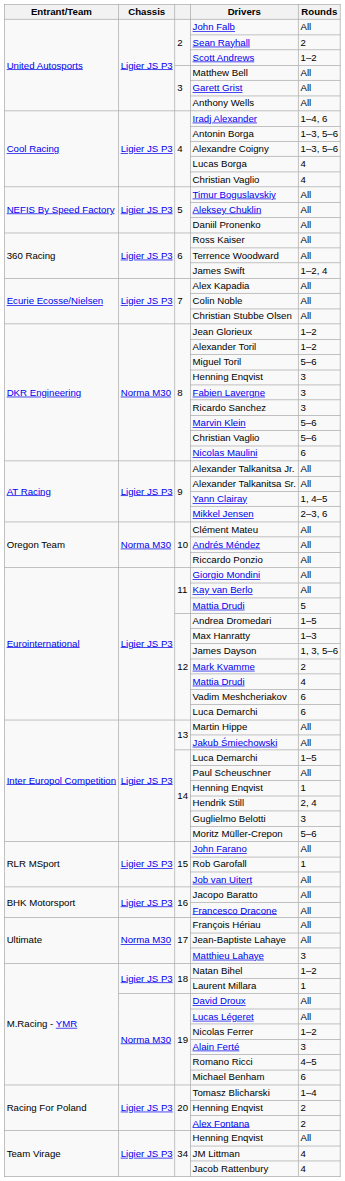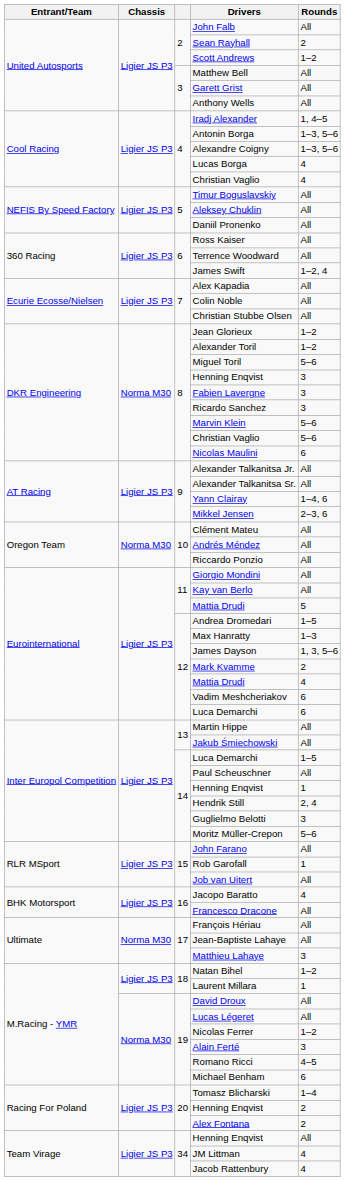(314, 118) 1–4, 6 -> (314, 118) 1, 4–5
(314, 499) 1, 4–5 -> (314, 499) 1–4, 6
(306, 894) All -> (303, 894) 4
